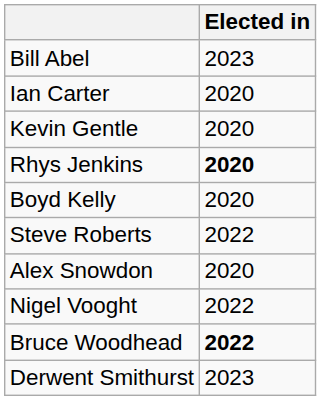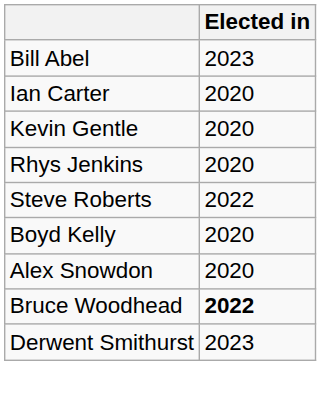(229, 164) bold -> (229, 164) normal
rows swapped: (63, 199) <-> (81, 235)
- row: (73, 306)
